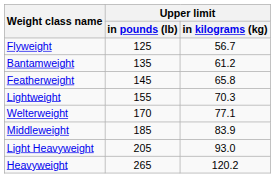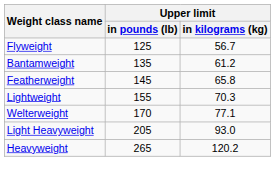- row: (38, 131)
